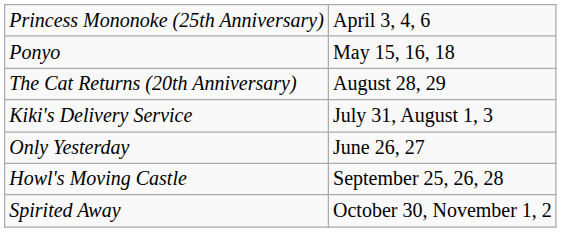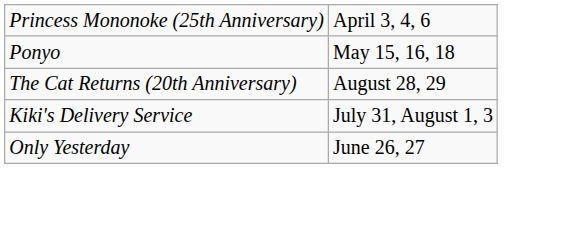- row: (98, 178)
- row: (65, 210)
